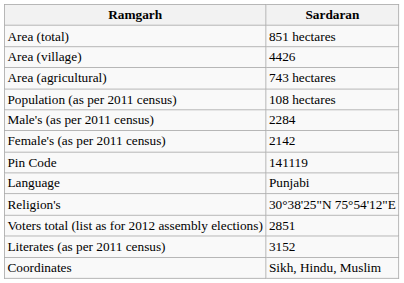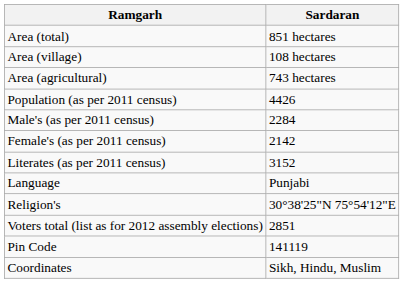(282, 57) 4426 -> (302, 57) 108 hectares
(302, 99) 108 hectares -> (282, 99) 4426
rows swapped: (87, 246) <-> (32, 162)
